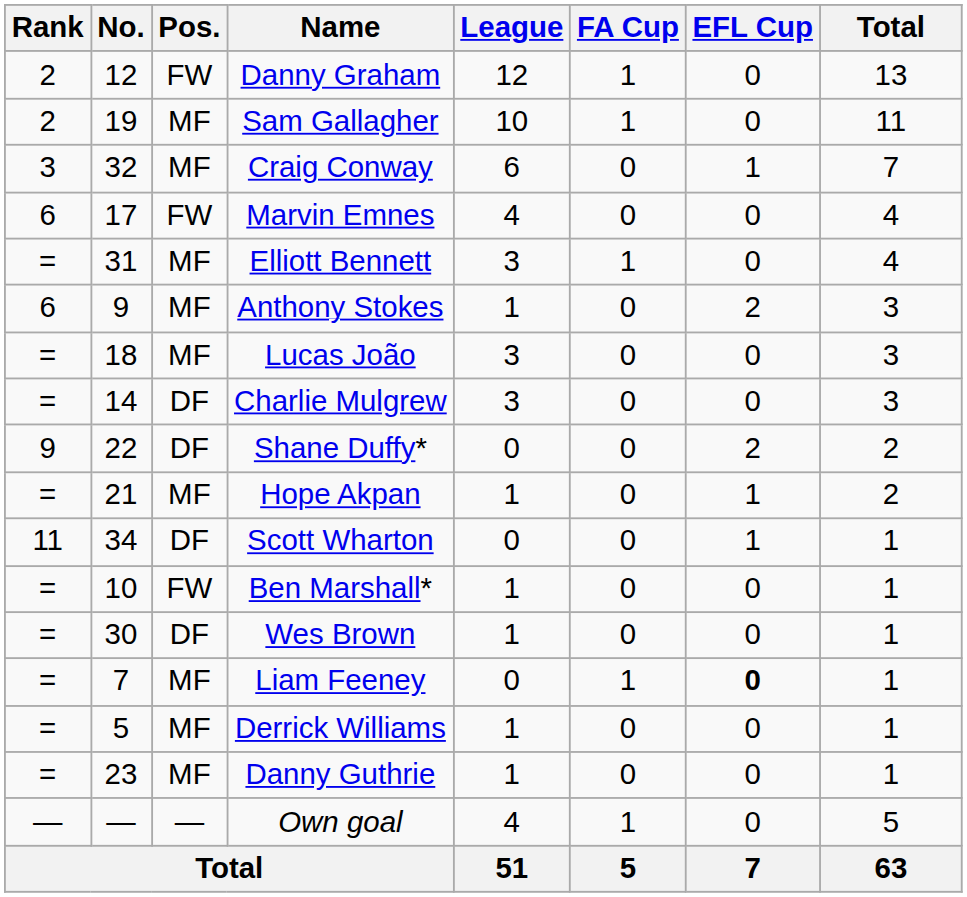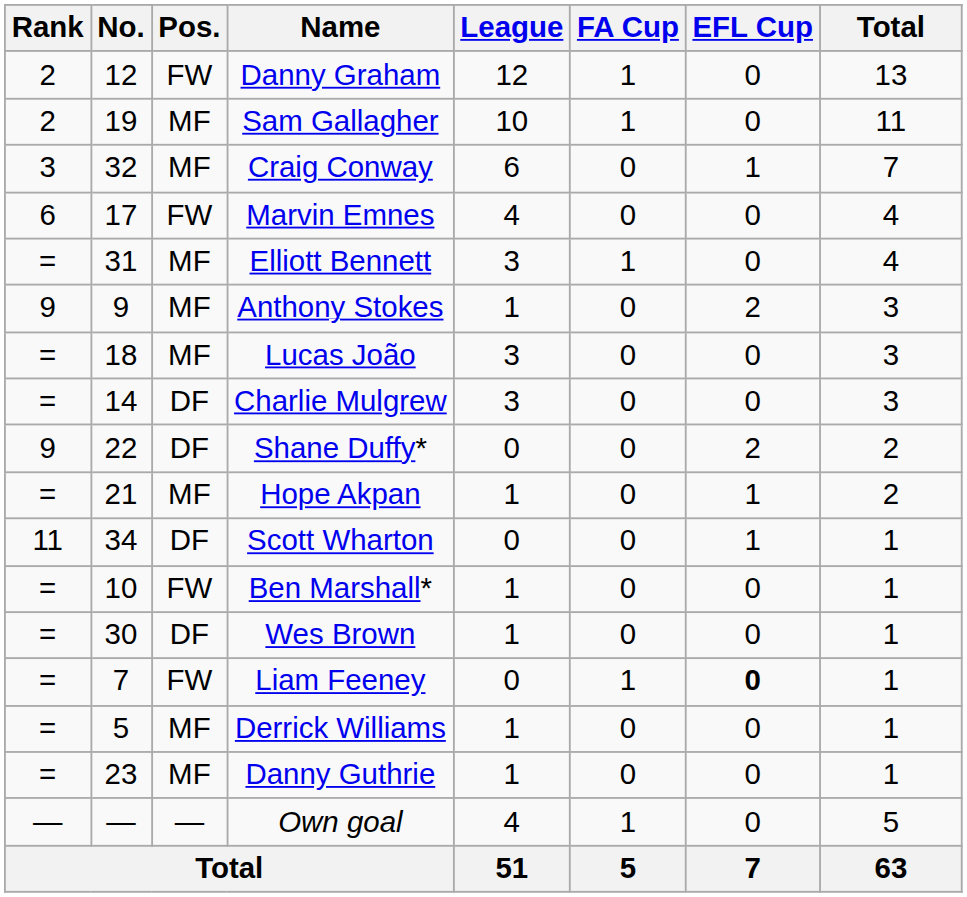(48, 307) 6 -> (48, 307) 9
(189, 681) MF -> (189, 681) FW
